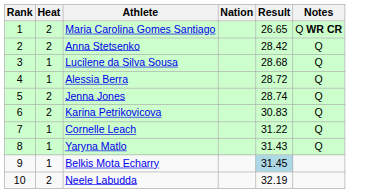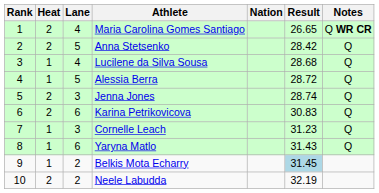+ column: (78, 12)
(274, 130) 31.22 -> (304, 130) 31.23
